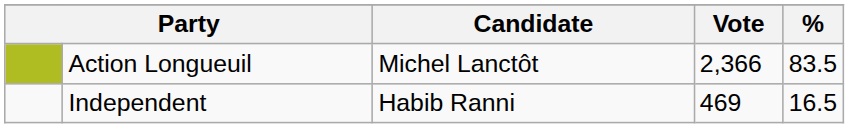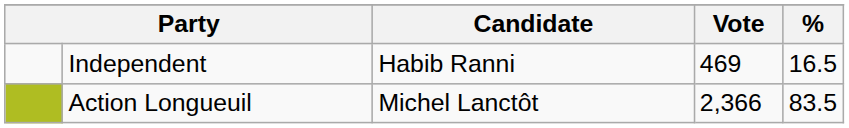rows swapped: (160, 63) <-> (137, 102)
